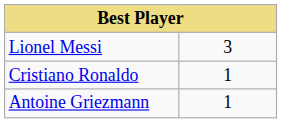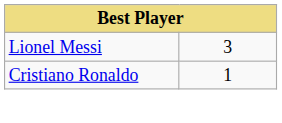- row: (79, 103)
